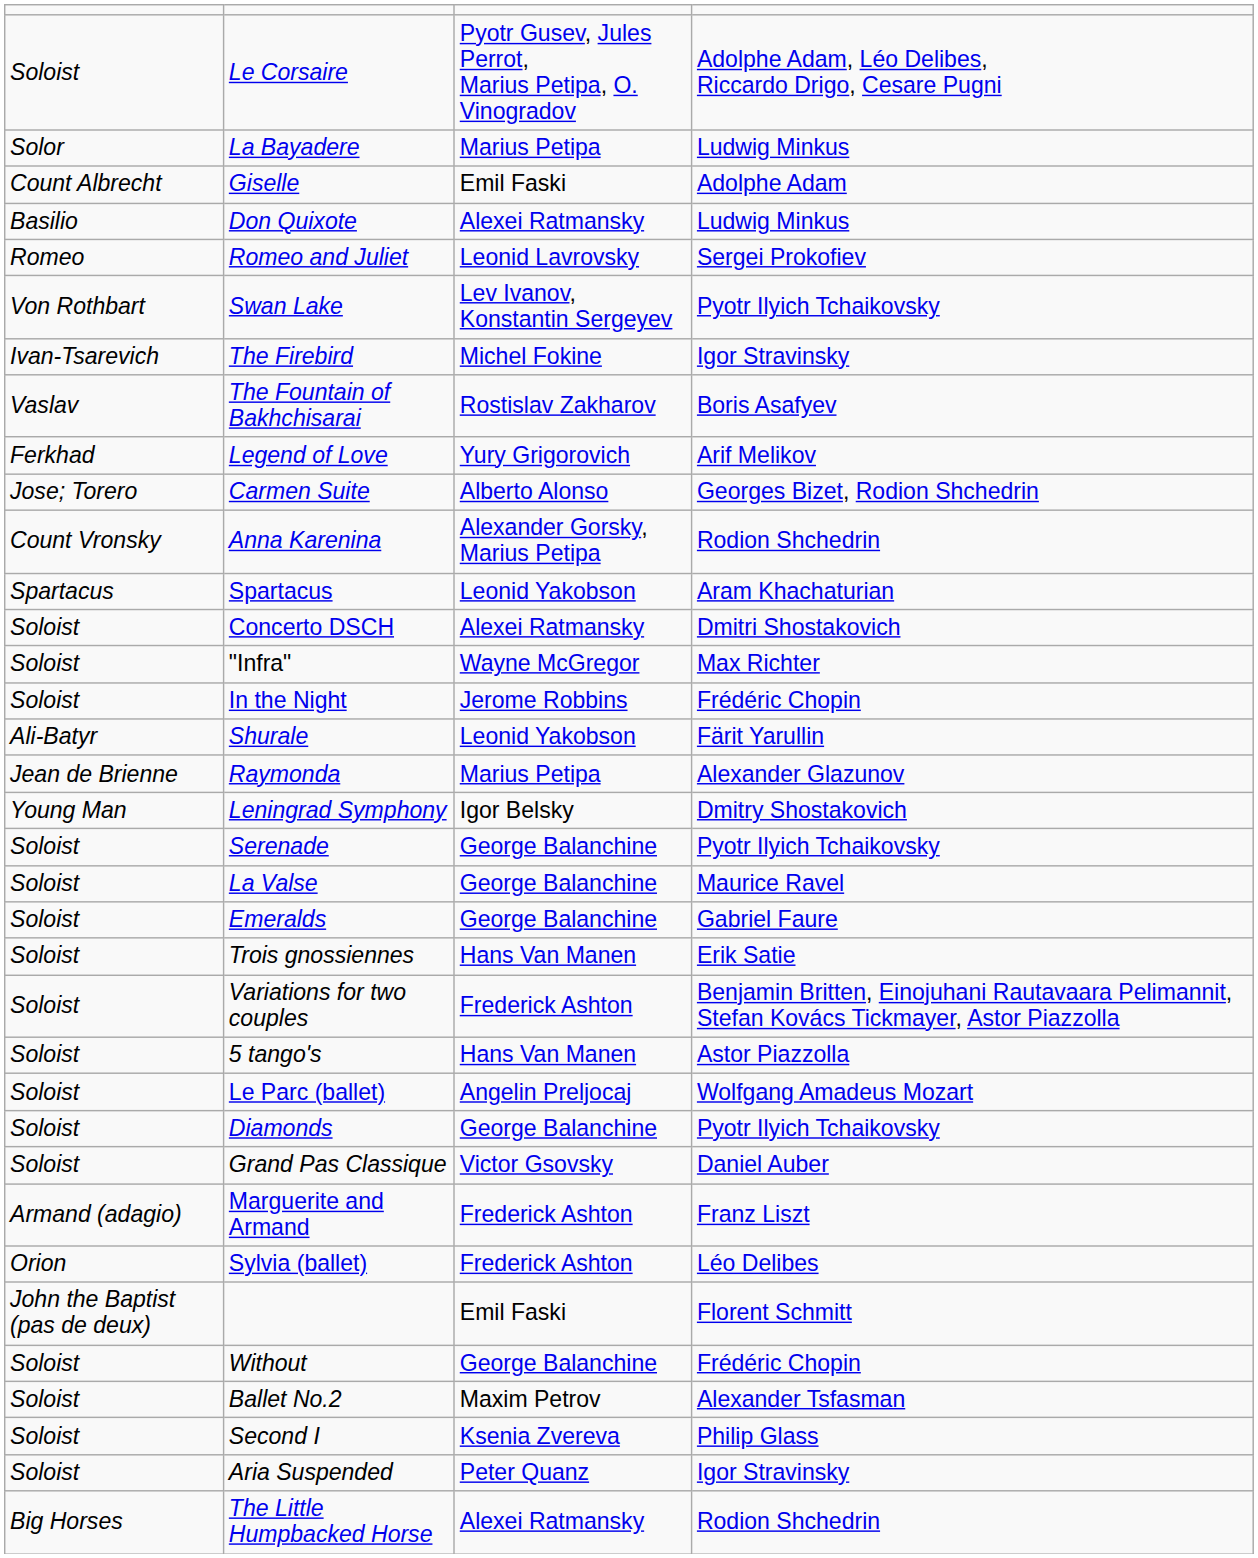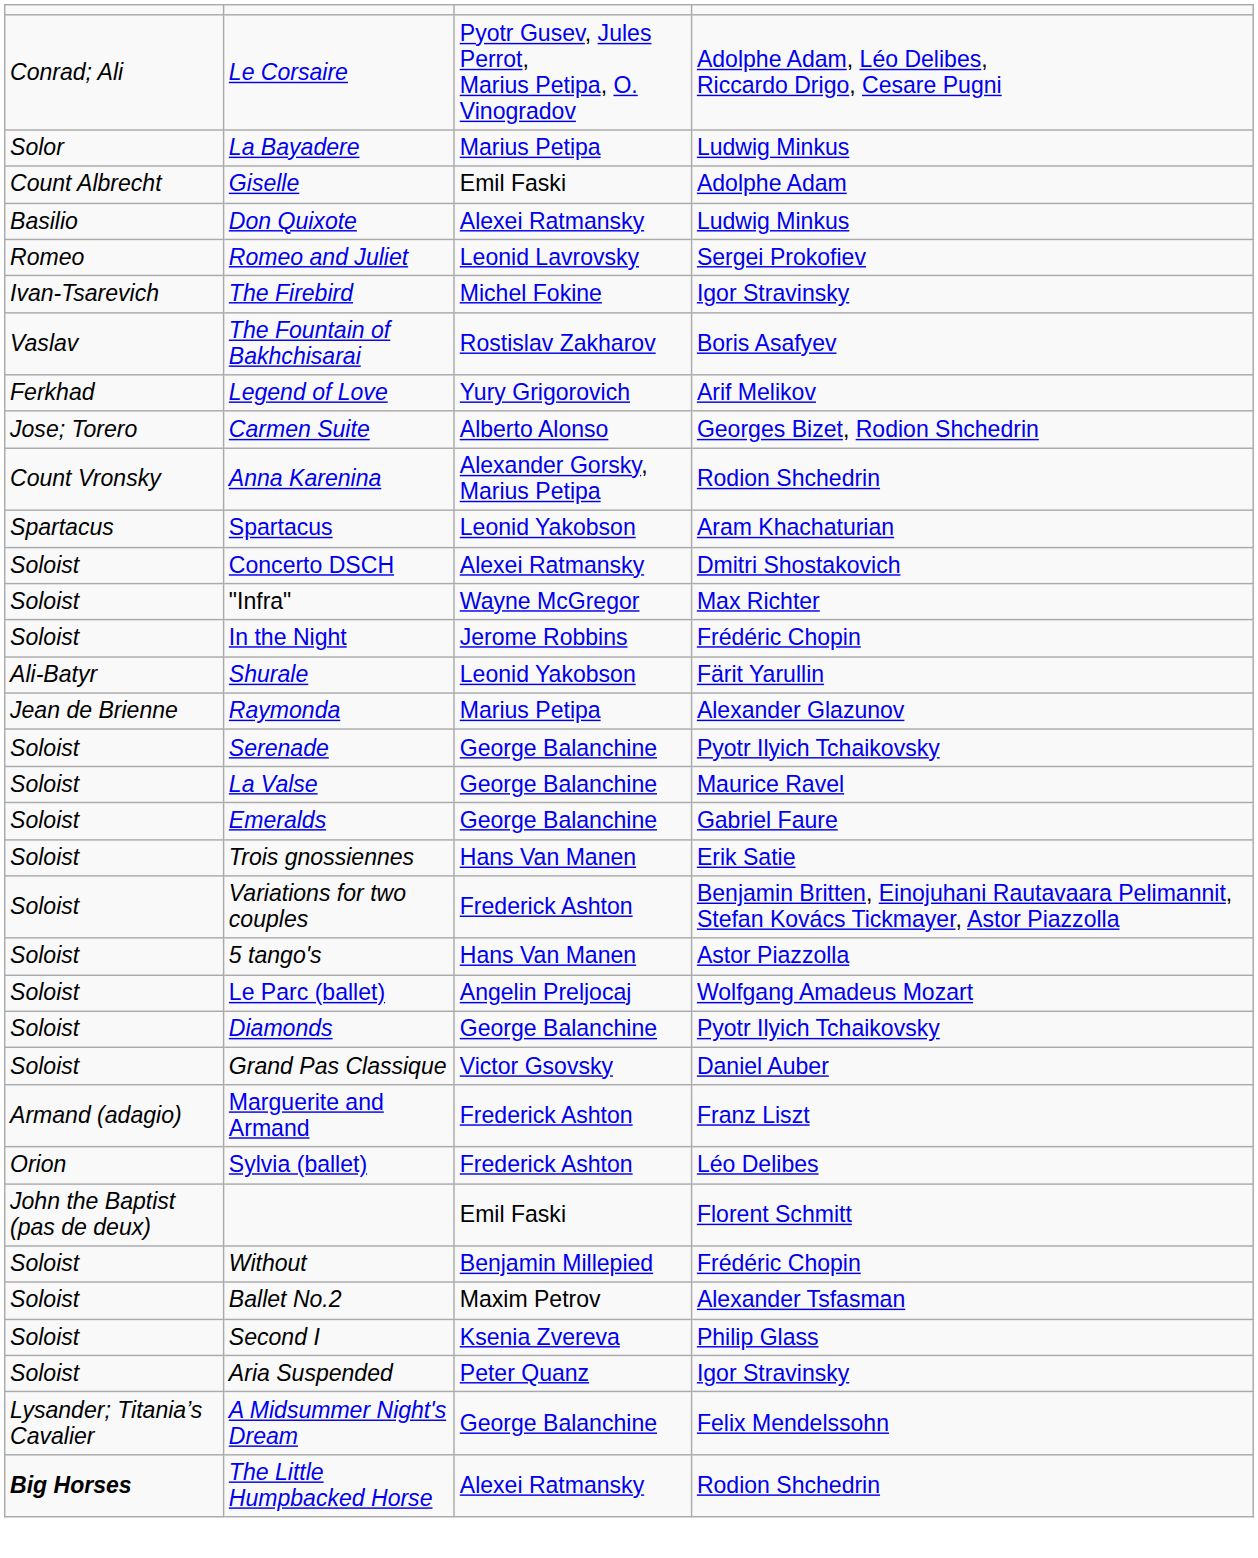(45, 72) Soloist -> (67, 72) Conrad; Ali
- row: (286, 306)
- row: (338, 810)
(558, 1362) George Balanchine -> (556, 1263) Benjamin Millepied
+ row: (338, 1422)
(66, 1521) normal -> (71, 1485) bold
